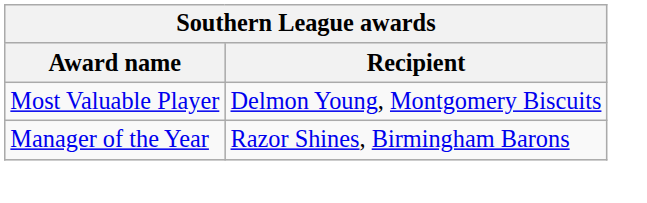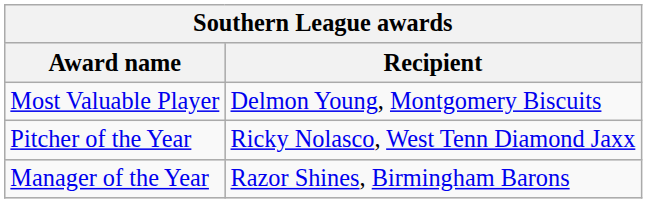+ row: (101, 139)
